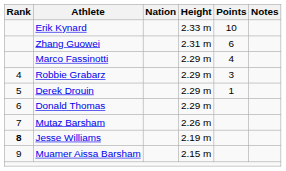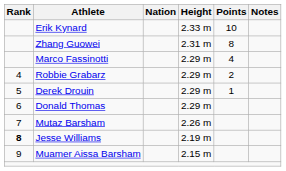(231, 43) 6 -> (231, 43) 8
(231, 75) 3 -> (231, 75) 2
